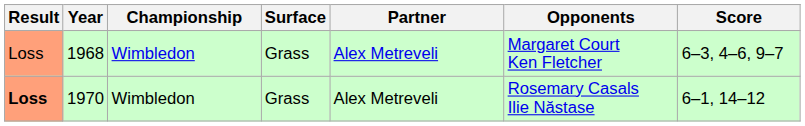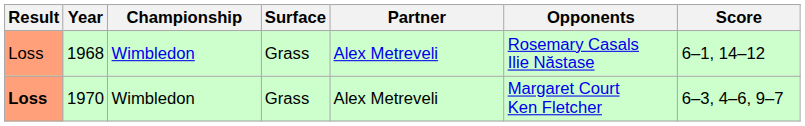(564, 53) Margaret Court Ken Fletcher -> (573, 53) Rosemary Casals Ilie Năstase
(733, 53) 6–3, 4–6, 9–7 -> (723, 53) 6–1, 14–12
(573, 98) Rosemary Casals Ilie Năstase -> (564, 98) Margaret Court Ken Fletcher
(723, 98) 6–1, 14–12 -> (733, 98) 6–3, 4–6, 9–7
